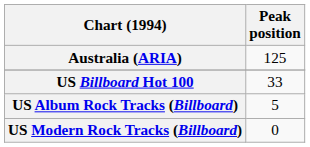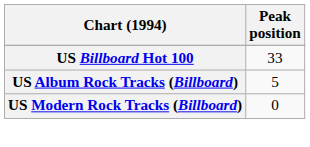- row: (125, 57)
